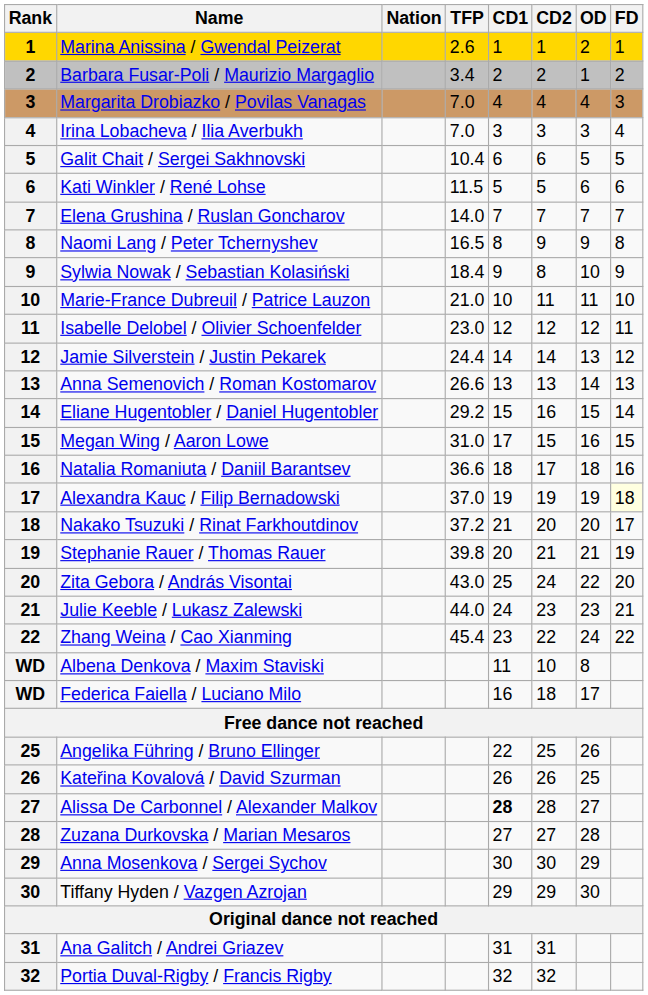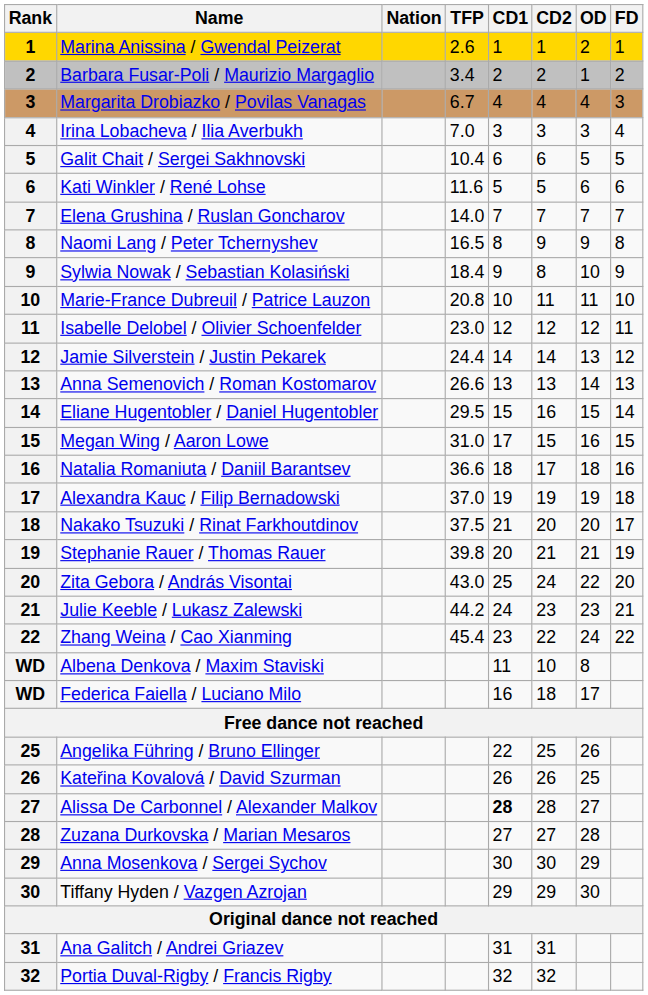(462, 103) 7.0 -> (462, 103) 6.7
(466, 187) 11.5 -> (466, 187) 11.6
(467, 300) 21.0 -> (467, 300) 20.8
(467, 412) 29.2 -> (467, 412) 29.5
(625, 497) lightyellow background -> (625, 497) no background
(467, 525) 37.2 -> (467, 525) 37.5
(467, 610) 44.0 -> (467, 610) 44.2
